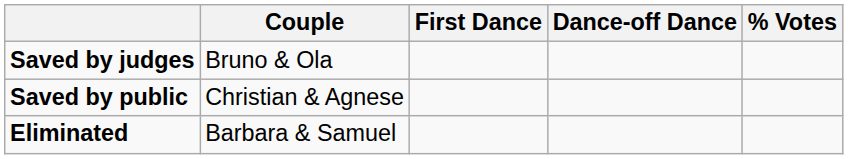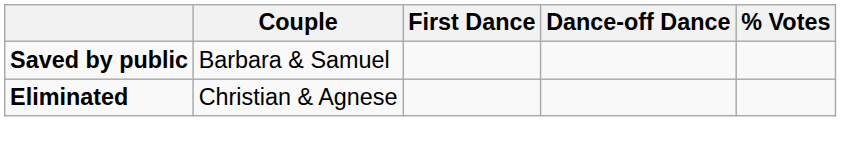- row: (102, 60)
(305, 97) Christian & Agnese -> (294, 60) Barbara & Samuel
(301, 134) Barbara & Samuel -> (298, 97) Christian & Agnese
